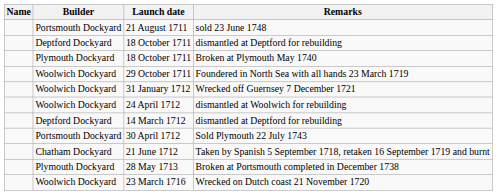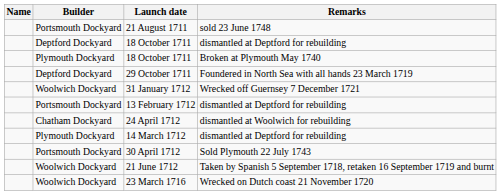(76, 74) Woolwich Dockyard -> (74, 74) Deptford Dockyard
+ row: (161, 105)
(76, 105) Woolwich Dockyard -> (74, 120) Chatham Dockyard
(74, 120) Deptford Dockyard -> (75, 136) Plymouth Dockyard
(74, 151) Chatham Dockyard -> (76, 167) Woolwich Dockyard
- row: (152, 167)
